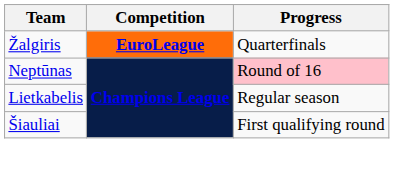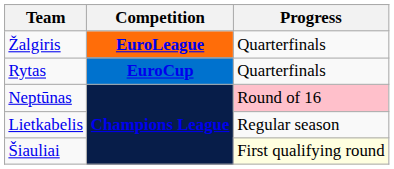+ row: (27, 71)
(311, 124) no background -> (311, 151) lightyellow background
